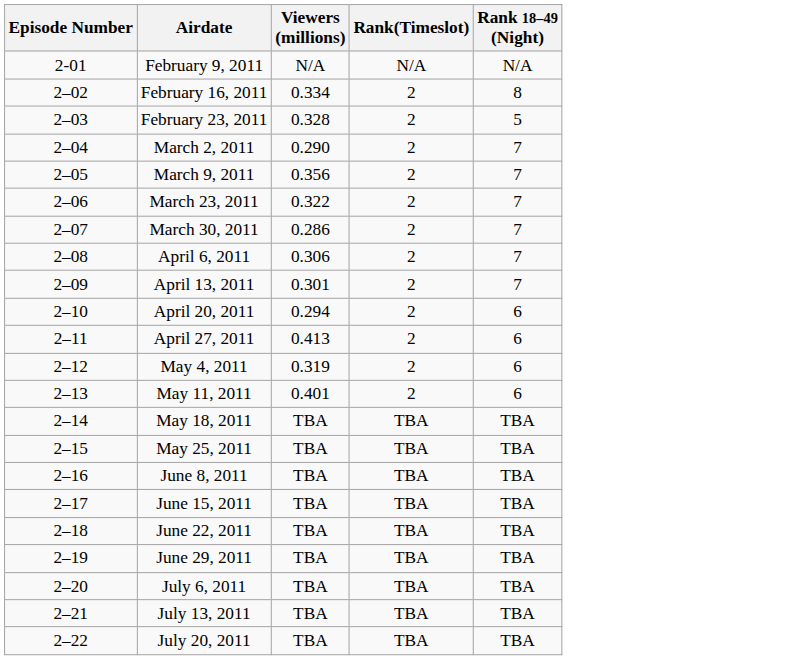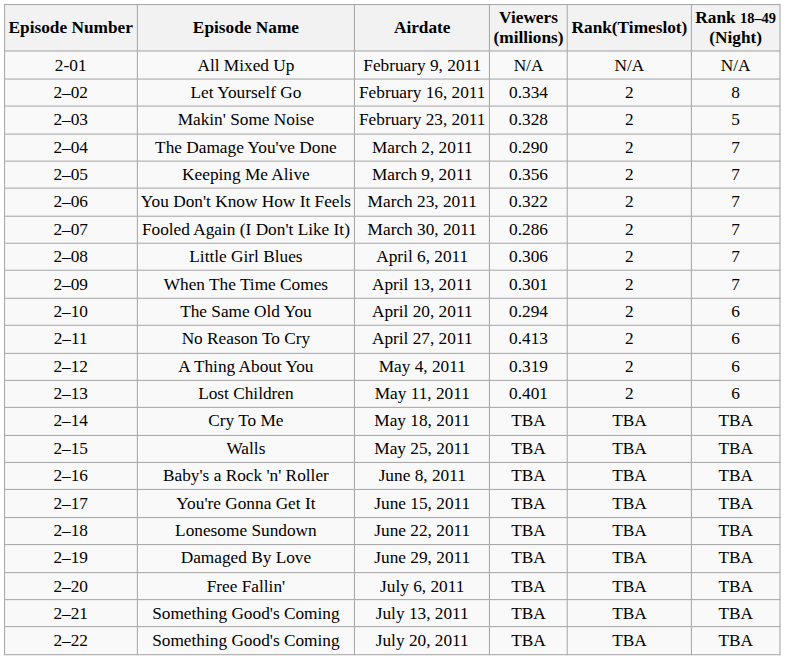+ column: (246, 27)
